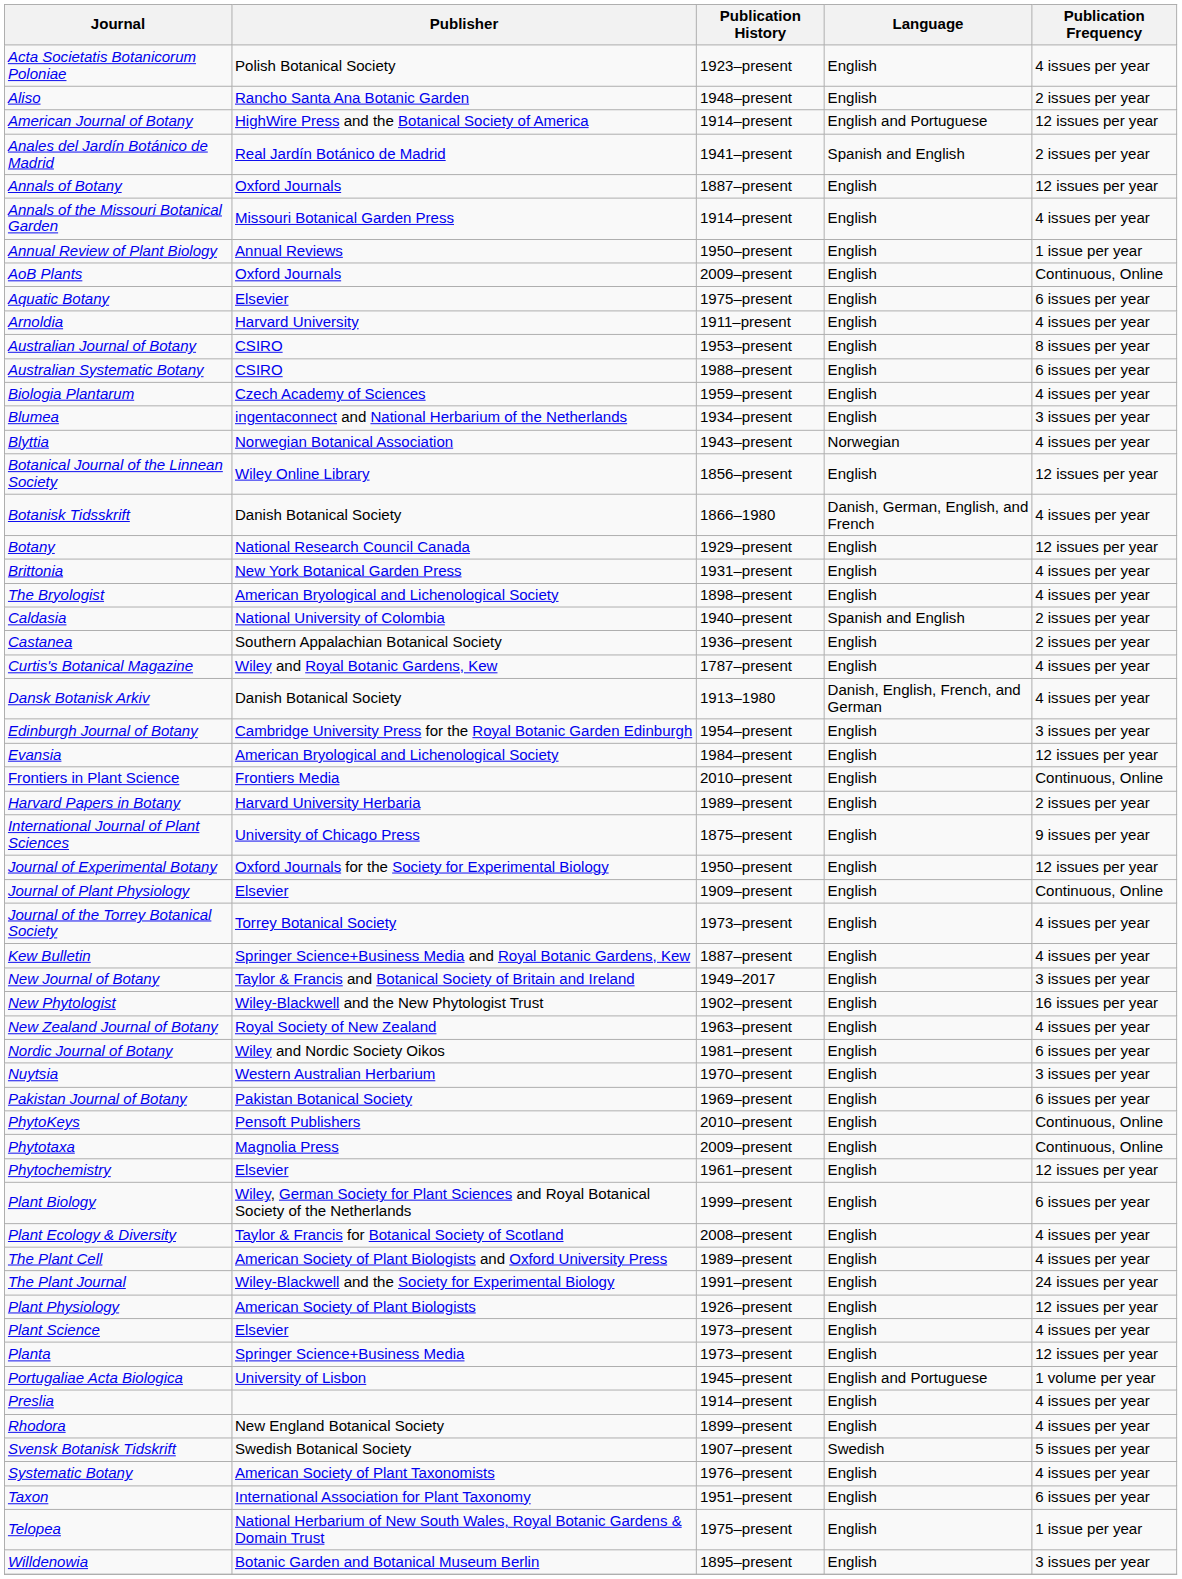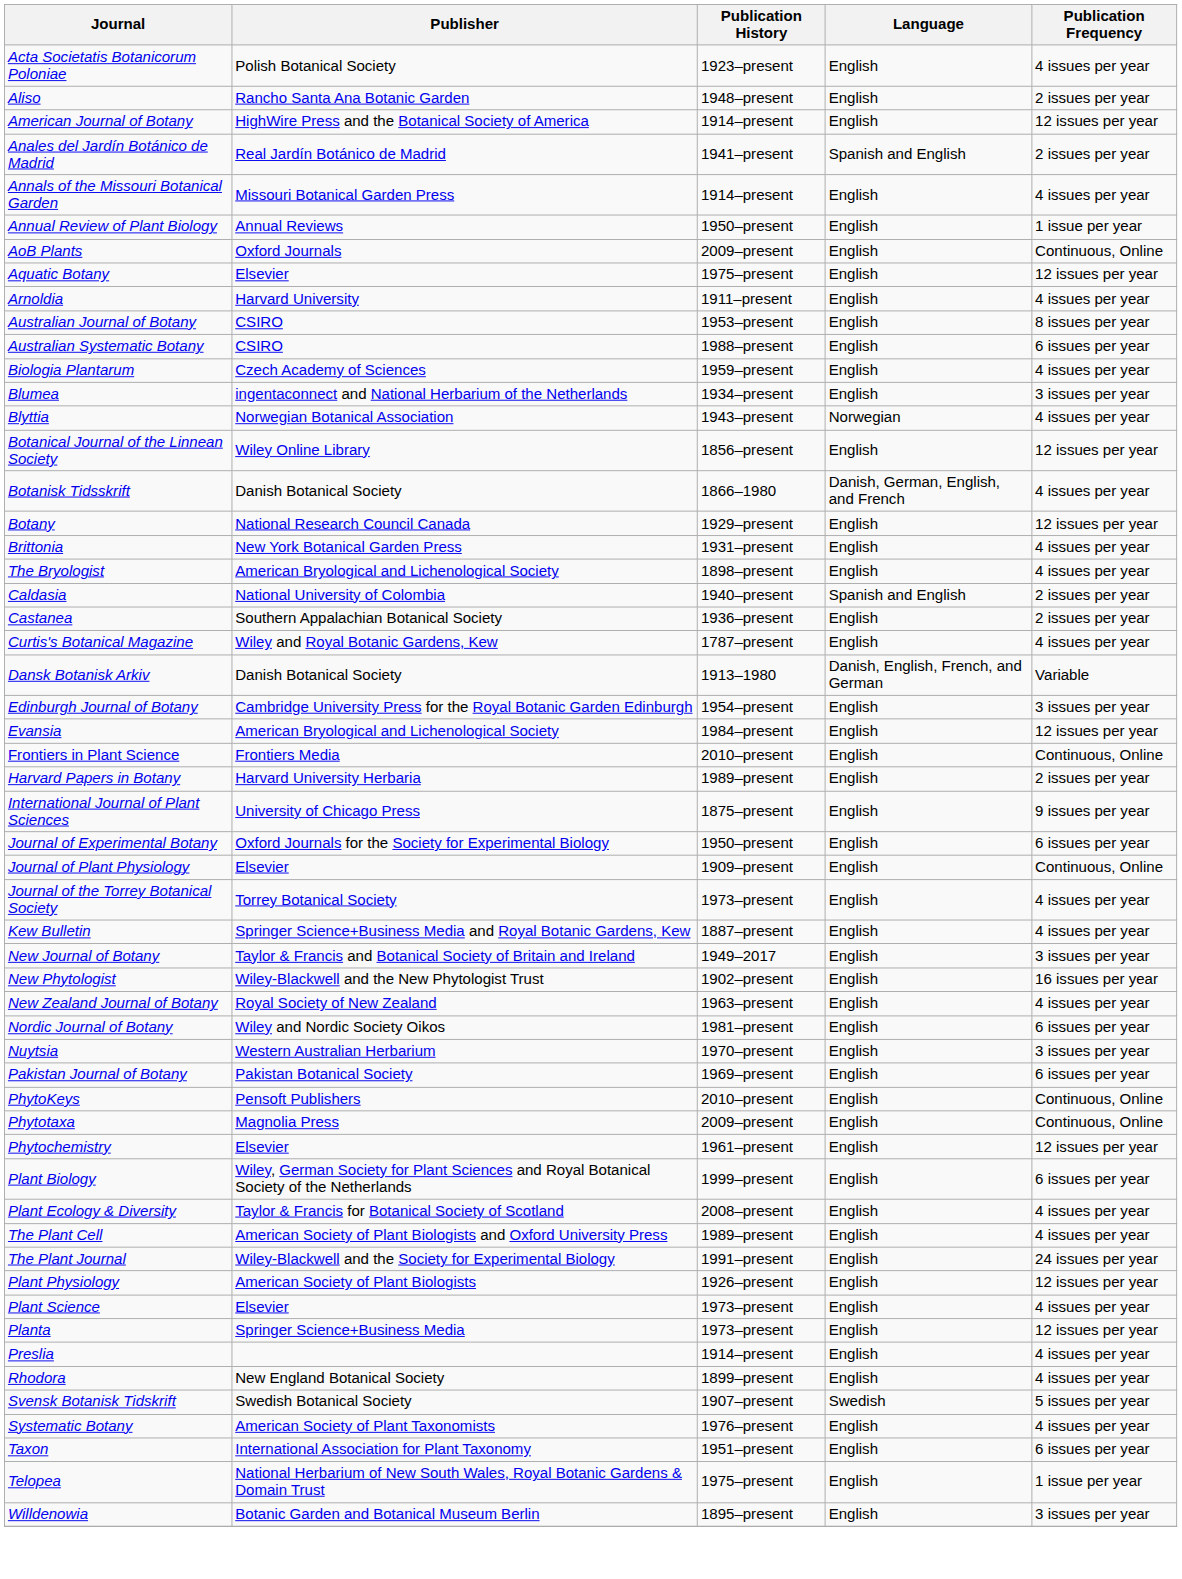(907, 121) English and Portuguese -> (853, 121) English
- row: (65, 186)
(1093, 298) 6 issues per year -> (1097, 274) 12 issues per year
(1093, 698) 4 issues per year -> (1062, 675) Variable
(1097, 867) 12 issues per year -> (1092, 843) 6 issues per year
- row: (95, 1378)
